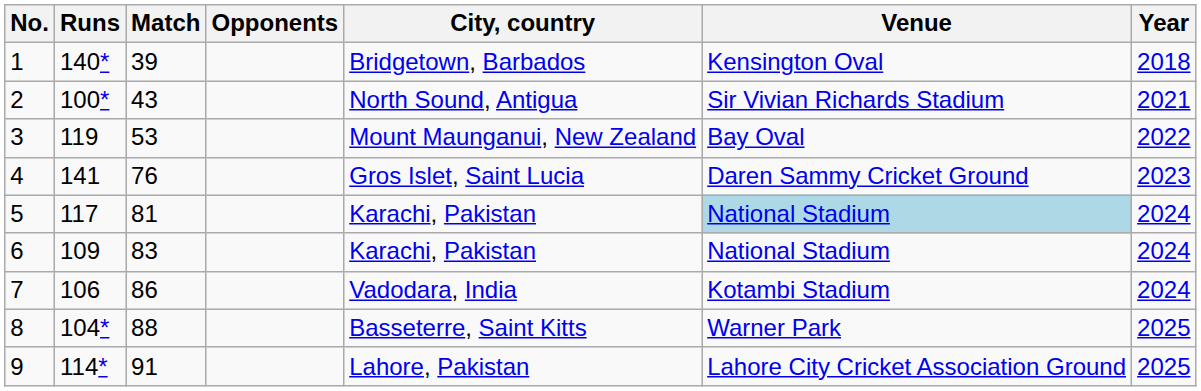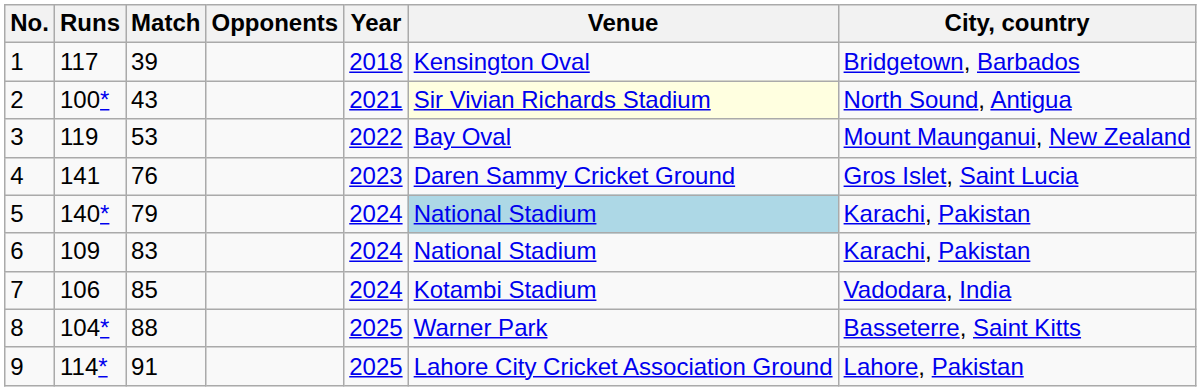columns swapped: (523, 23) <-> (1164, 23)
(85, 61) 140* -> (79, 61) 117
(856, 99) no background -> (562, 99) lightyellow background
(79, 213) 117 -> (85, 213) 140*
(144, 213) 81 -> (144, 213) 79
(144, 289) 86 -> (144, 289) 85
